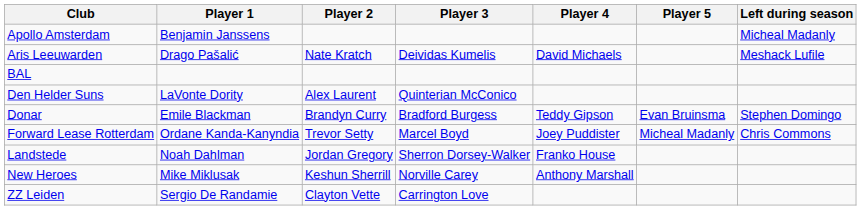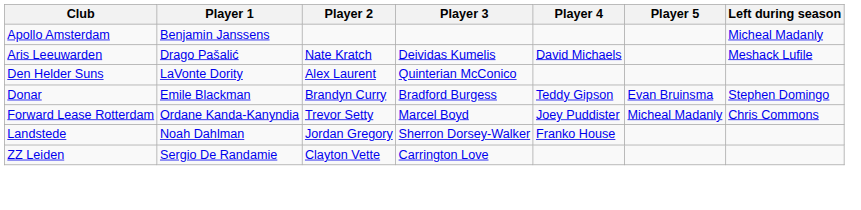- row: (19, 74)
- row: (42, 174)
